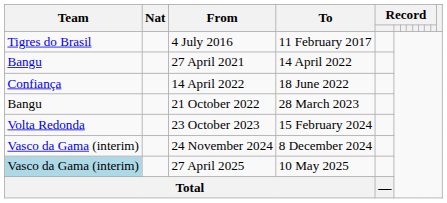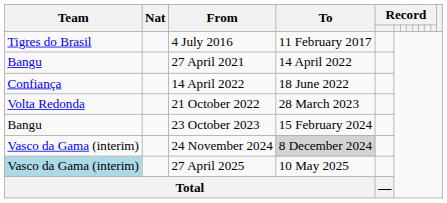(25, 104) Bangu -> (46, 104) Volta Redonda
(46, 124) Volta Redonda -> (25, 124) Bangu
(325, 145) no background -> (325, 145) lightgrey background
